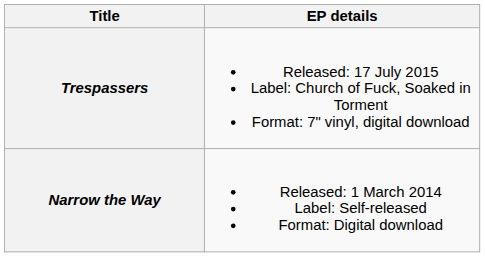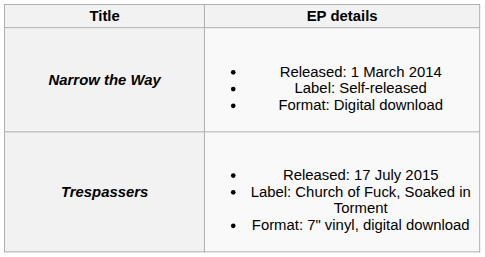rows swapped: (105, 200) <-> (105, 88)
